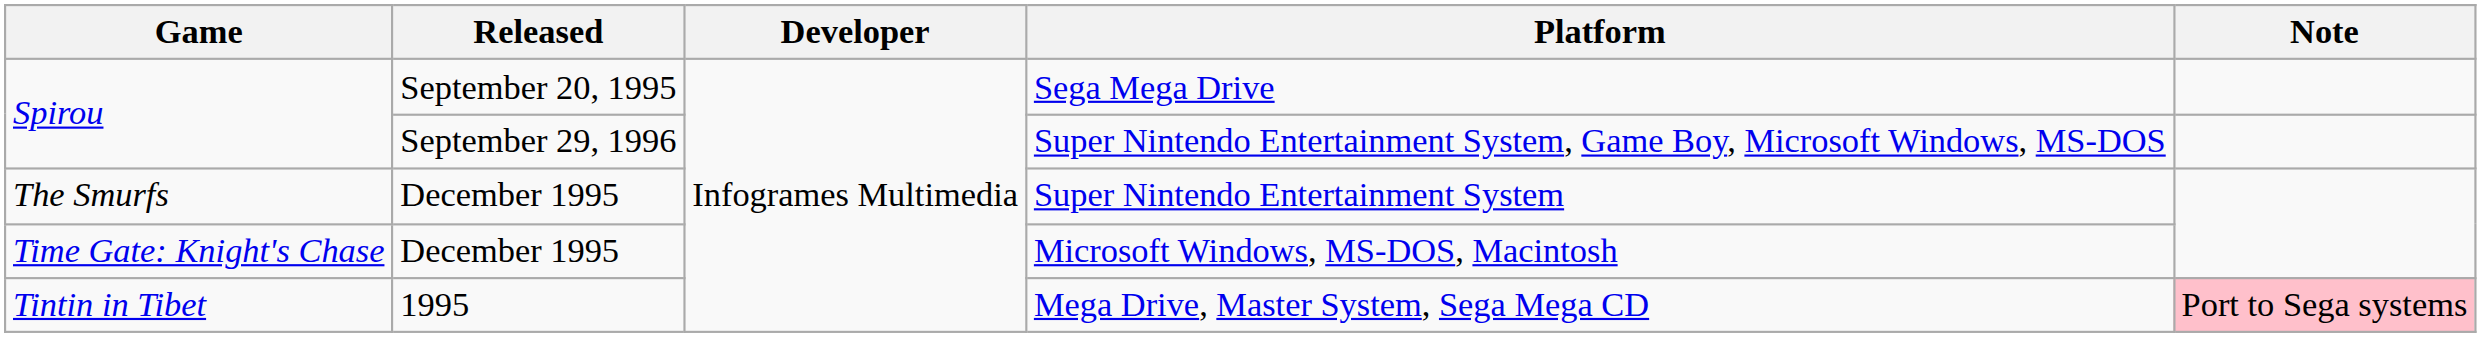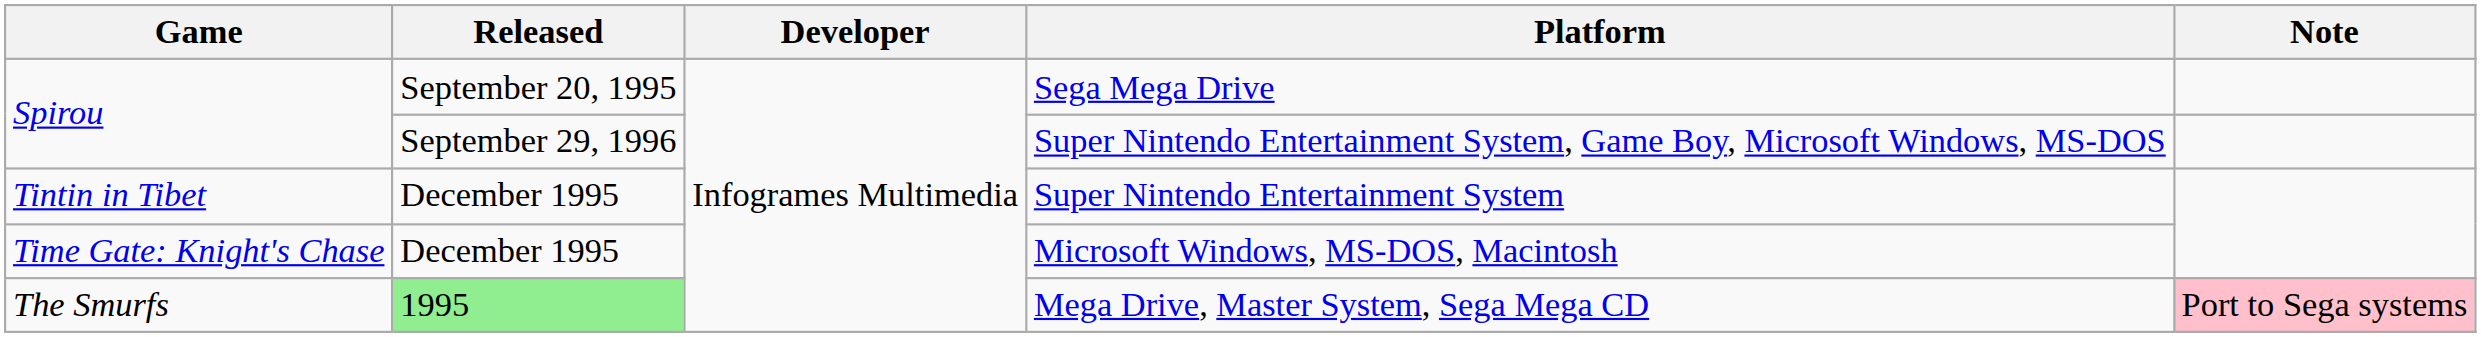(91, 195) The Smurfs -> (110, 195) Tintin in Tibet
(110, 304) Tintin in Tibet -> (91, 304) The Smurfs
(435, 304) no background -> (435, 304) lightgreen background
